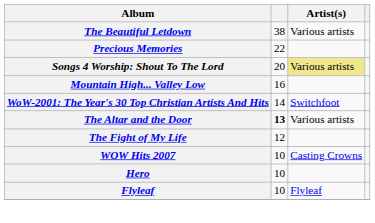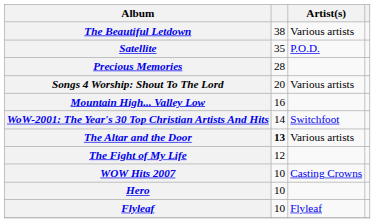+ row: (138, 48)
(280, 48) 22 -> (280, 66) 28
(322, 66) khaki background -> (322, 84) no background
